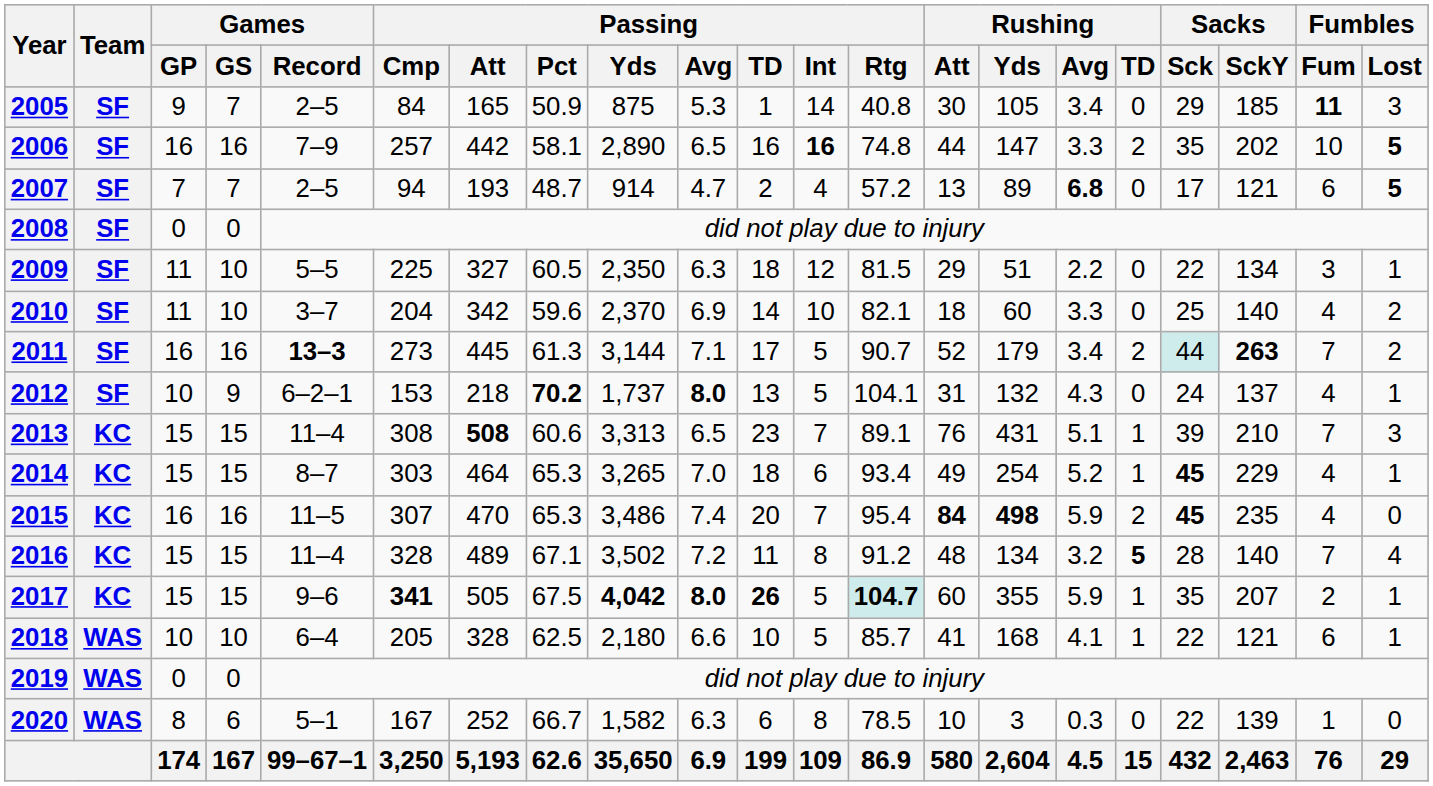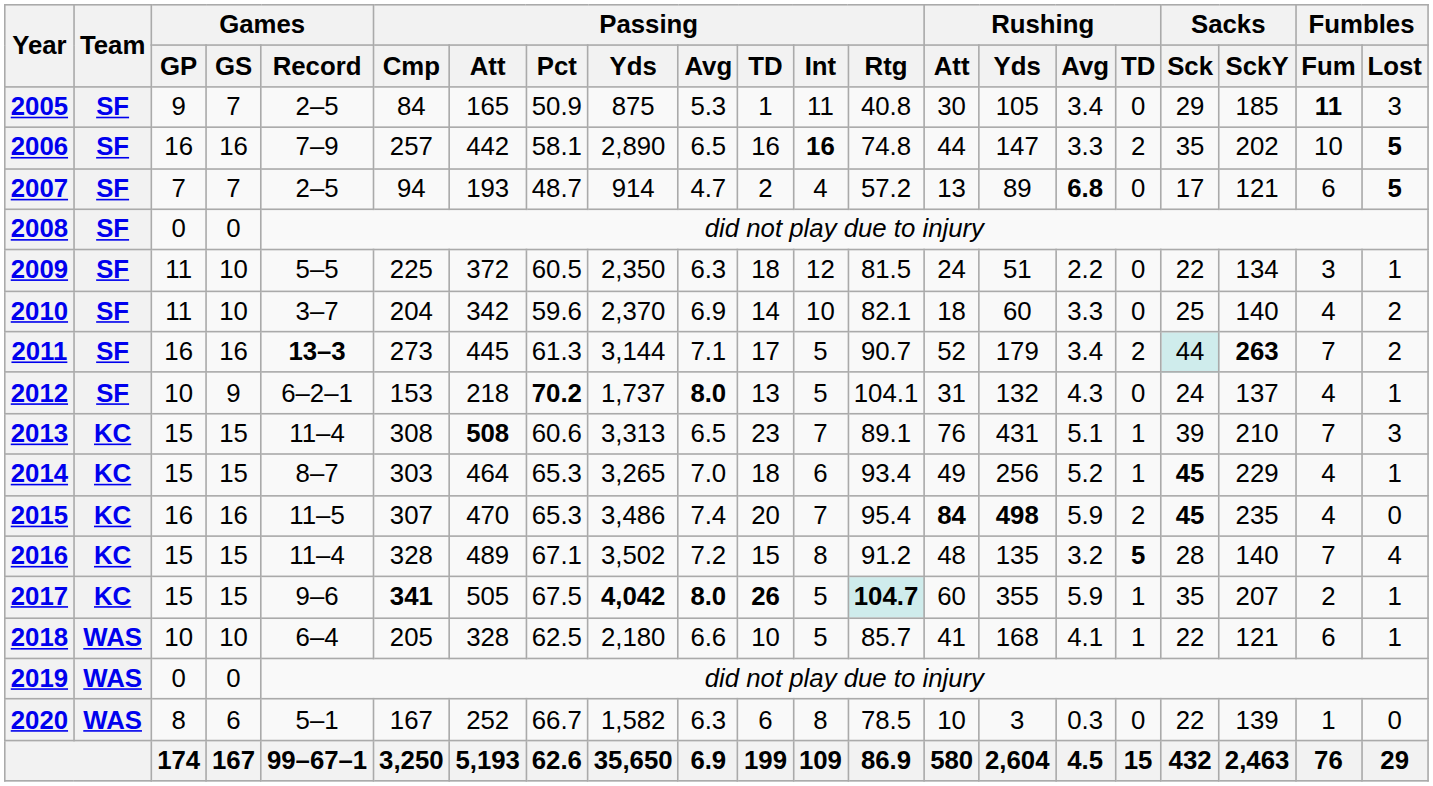(820, 106) 14 -> (820, 106) 11
(488, 270) 327 -> (488, 270) 372
(952, 270) 29 -> (952, 270) 24
(1017, 474) 254 -> (1017, 474) 256
(766, 556) 11 -> (766, 556) 15
(1017, 556) 134 -> (1017, 556) 135
